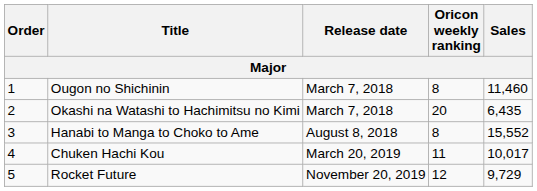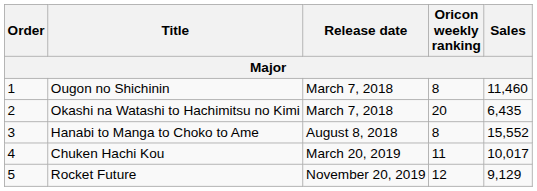(504, 175) 9,729 -> (504, 175) 9,129
